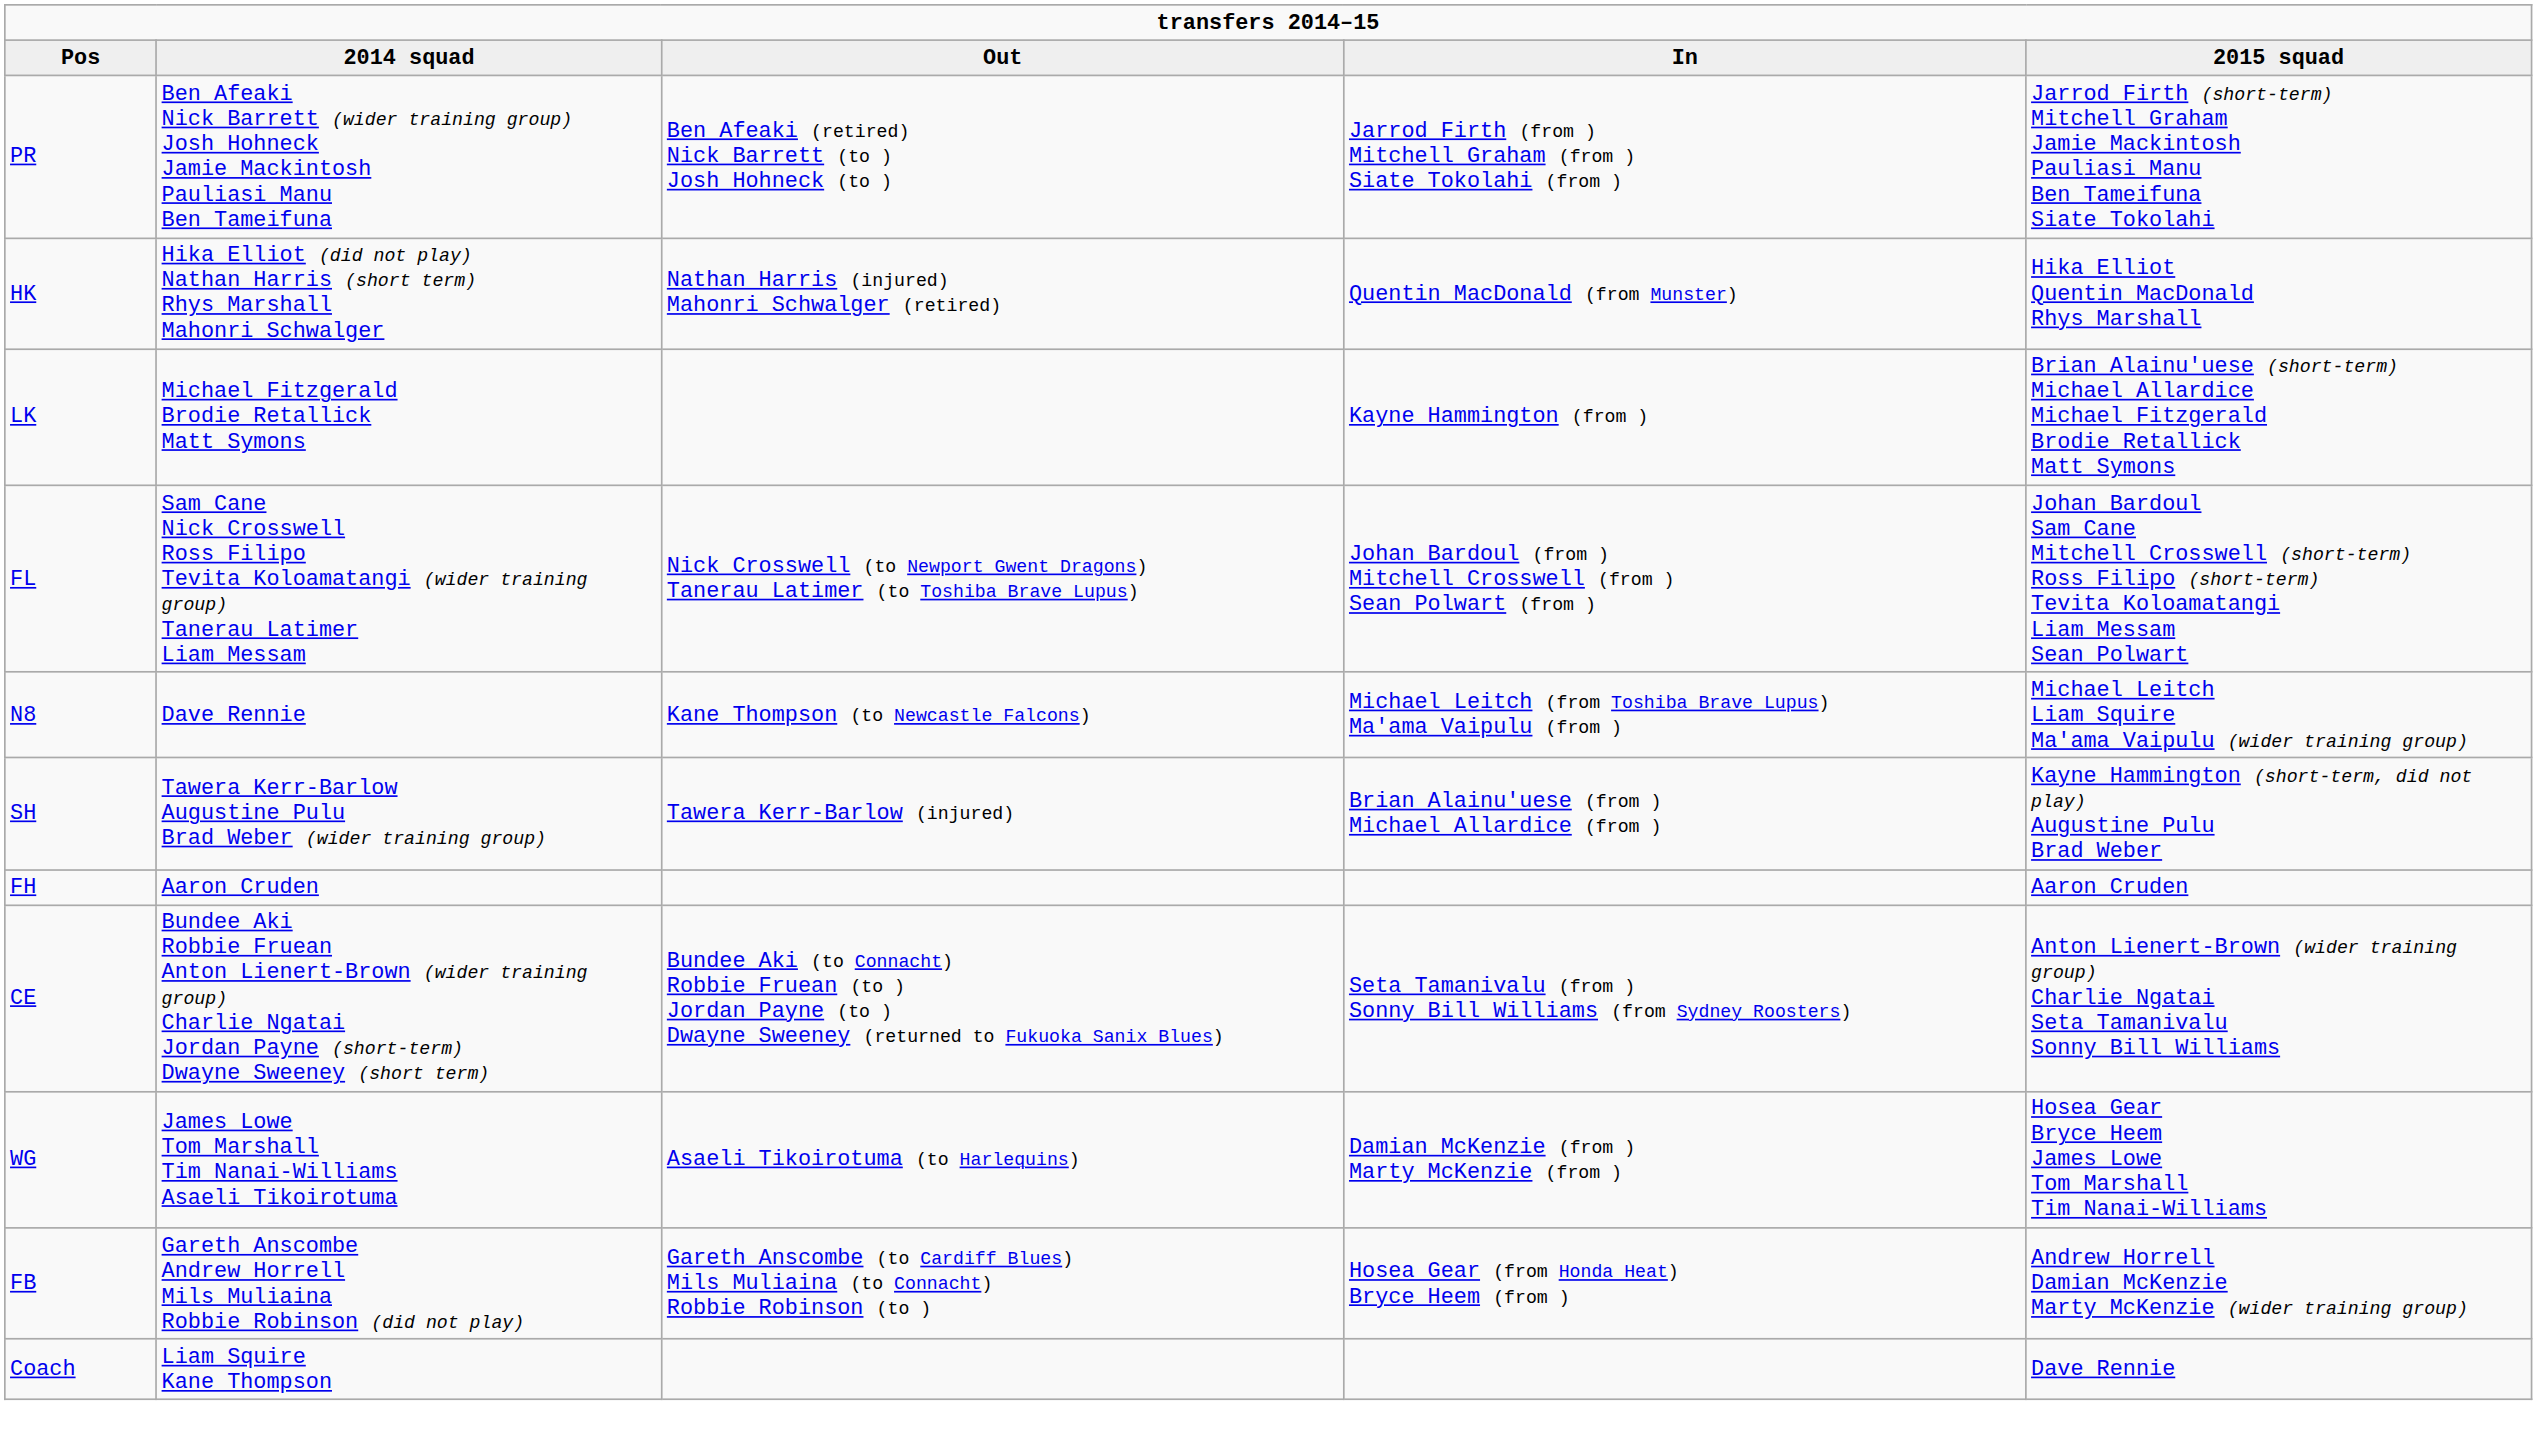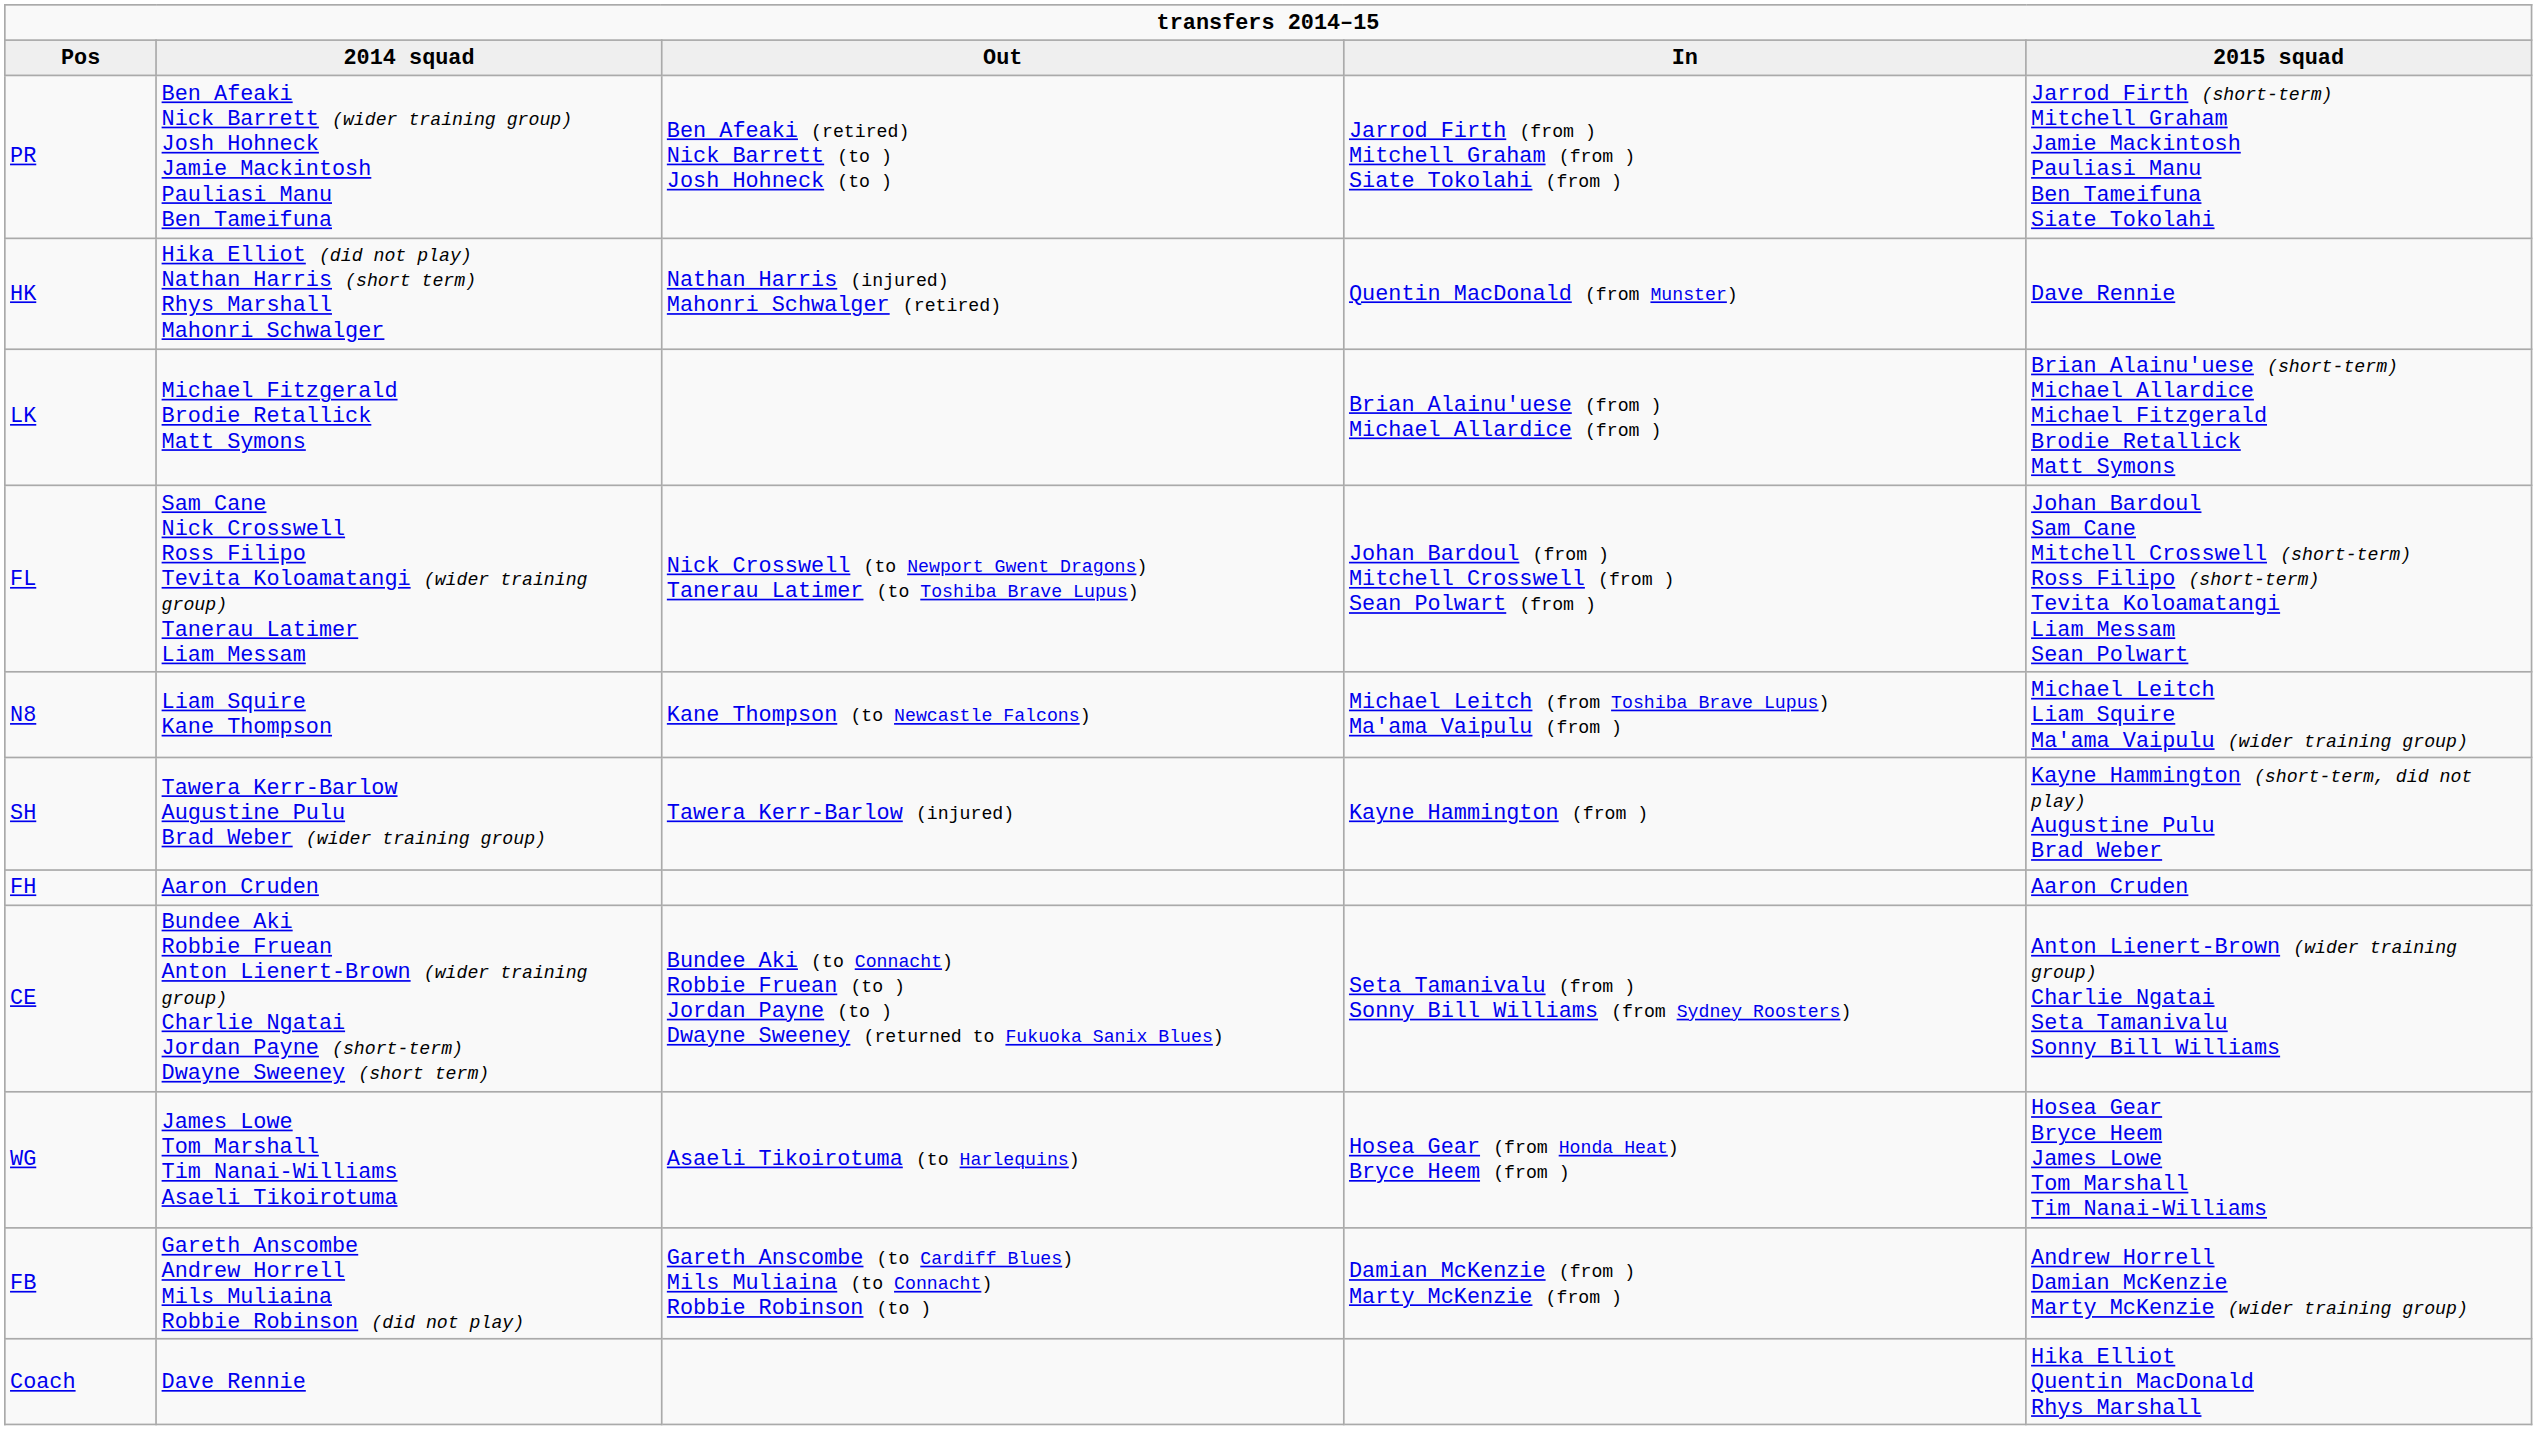(2142, 293) Hika Elliot Quentin MacDonald Rhys Marshall -> (2103, 293) Dave Rennie
(1499, 417) Kayne Hammington (from ) -> (1505, 417) Brian Alainu'uese (from ) Michael Allardice (from )
(234, 715) Dave Rennie -> (247, 715) Liam Squire Kane Thompson
(1505, 814) Brian Alainu'uese (from ) Michael Allardice (from ) -> (1499, 814) Kayne Hammington (from )
(1492, 1160) Damian McKenzie (from ) Marty McKenzie (from ) -> (1514, 1160) Hosea Gear (from Honda Heat) Bryce Heem (from )
(1514, 1284) Hosea Gear (from Honda Heat) Bryce Heem (from ) -> (1492, 1284) Damian McKenzie (from ) Marty McKenzie (from )
(247, 1370) Liam Squire Kane Thompson -> (234, 1382) Dave Rennie
(2103, 1370) Dave Rennie -> (2142, 1382) Hika Elliot Quentin MacDonald Rhys Marshall
